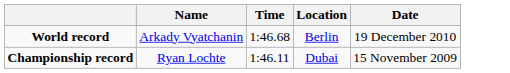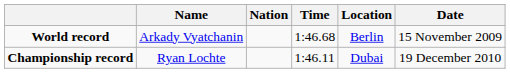+ column: (269, 15)
(405, 36) 19 December 2010 -> (450, 36) 15 November 2009
(405, 57) 15 November 2009 -> (450, 57) 19 December 2010
